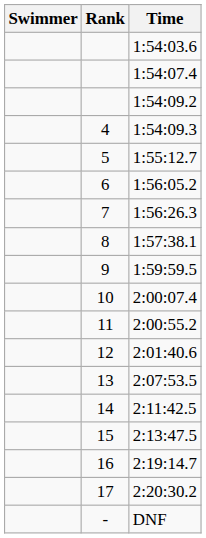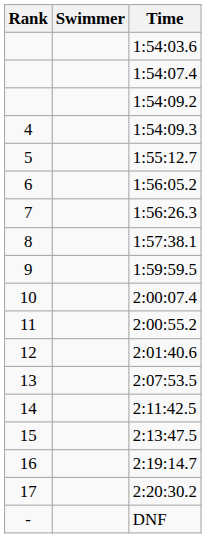columns swapped: (105, 18) <-> (43, 18)
